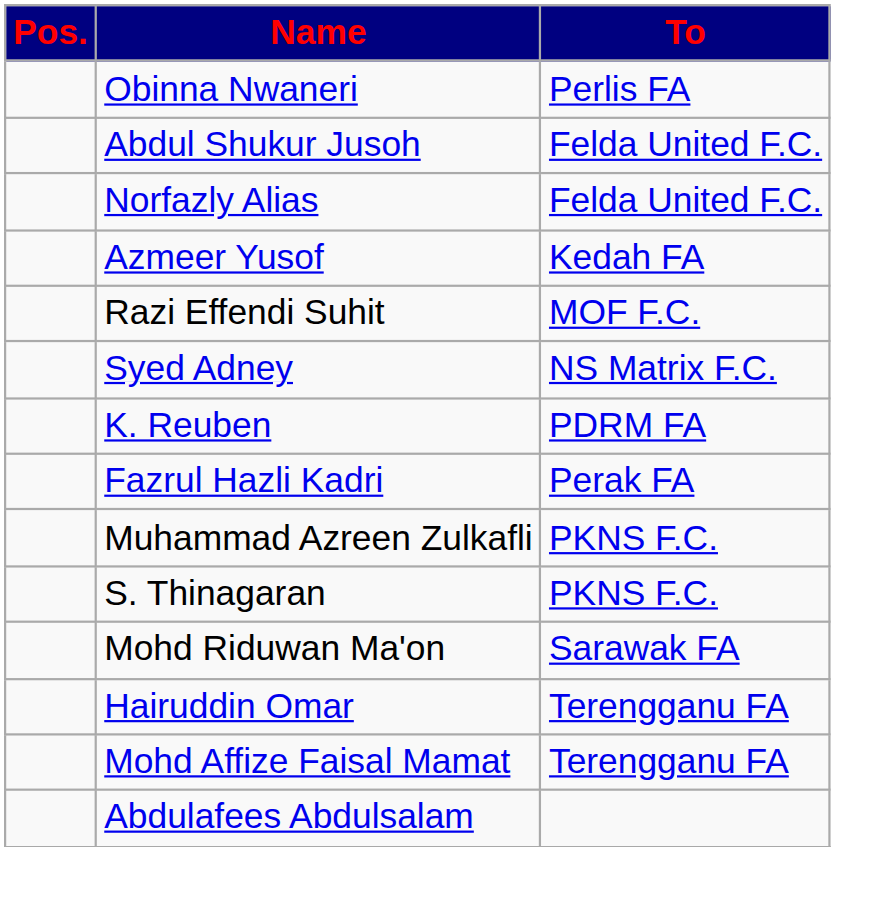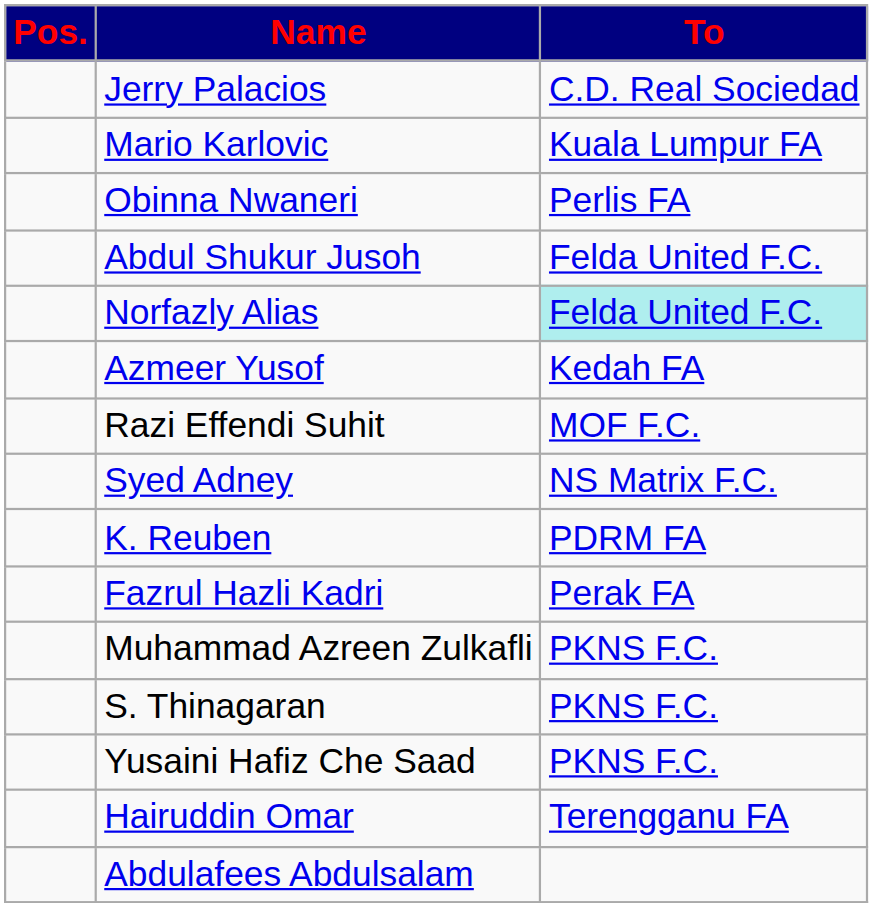+ row: (215, 88)
+ row: (216, 144)
(686, 200) no background -> (686, 312) paleturquoise background
+ row: (290, 761)
- row: (275, 649)
- row: (307, 761)
